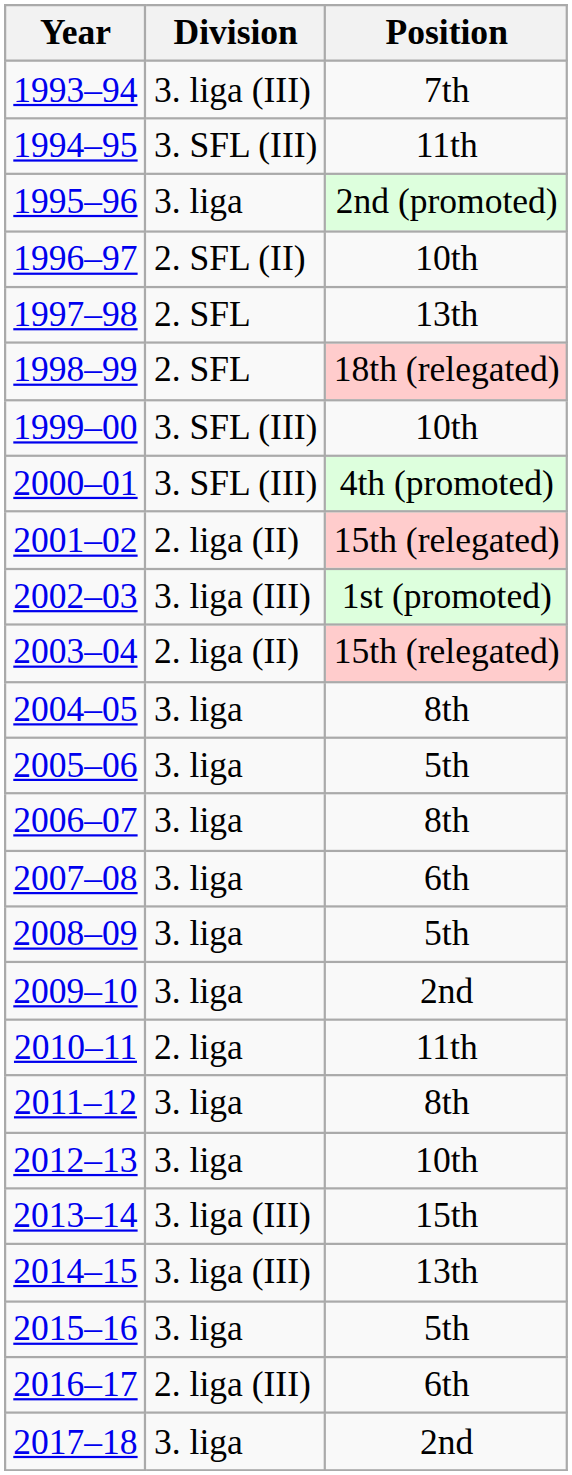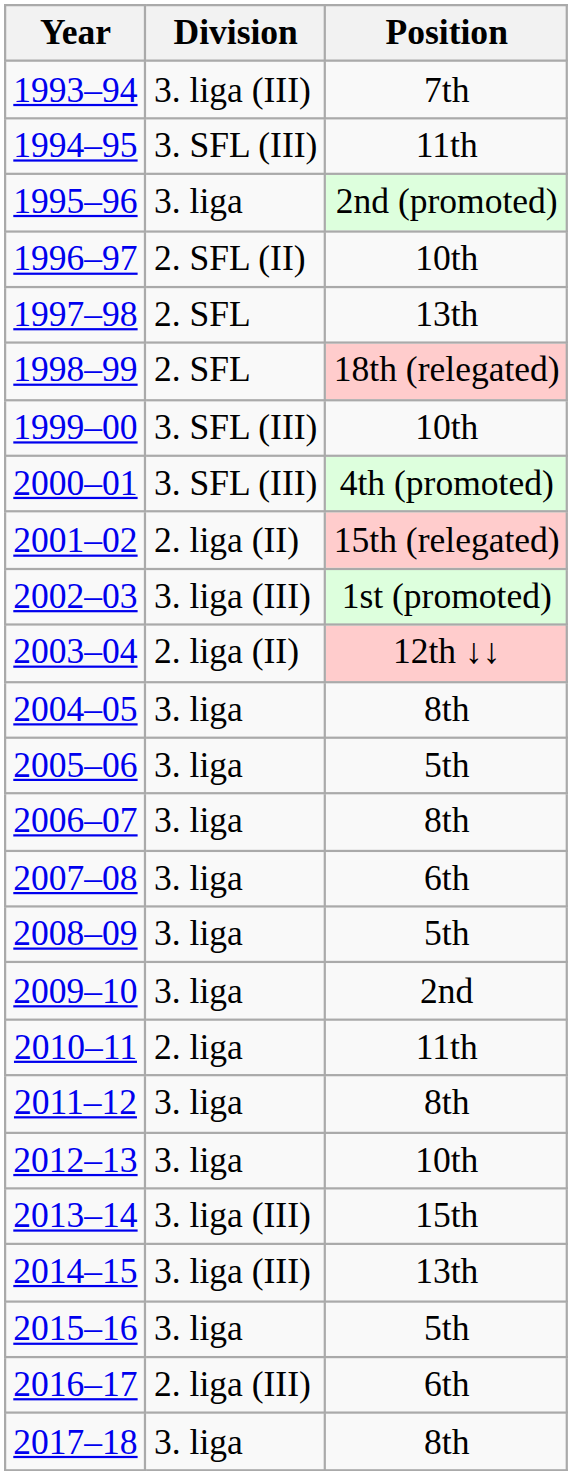(447, 652) 15th (relegated) -> (447, 652) 12th ↓↓
(447, 1440) 2nd -> (447, 1440) 8th
